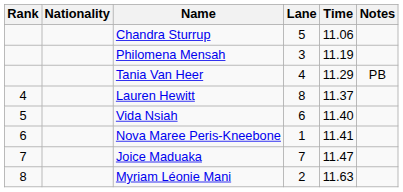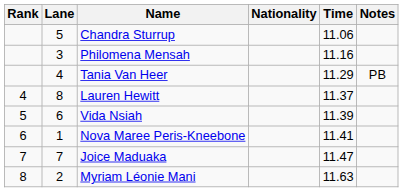columns swapped: (302, 14) <-> (77, 14)
(338, 55) 11.19 -> (338, 55) 11.16
(338, 116) 11.40 -> (338, 116) 11.39
